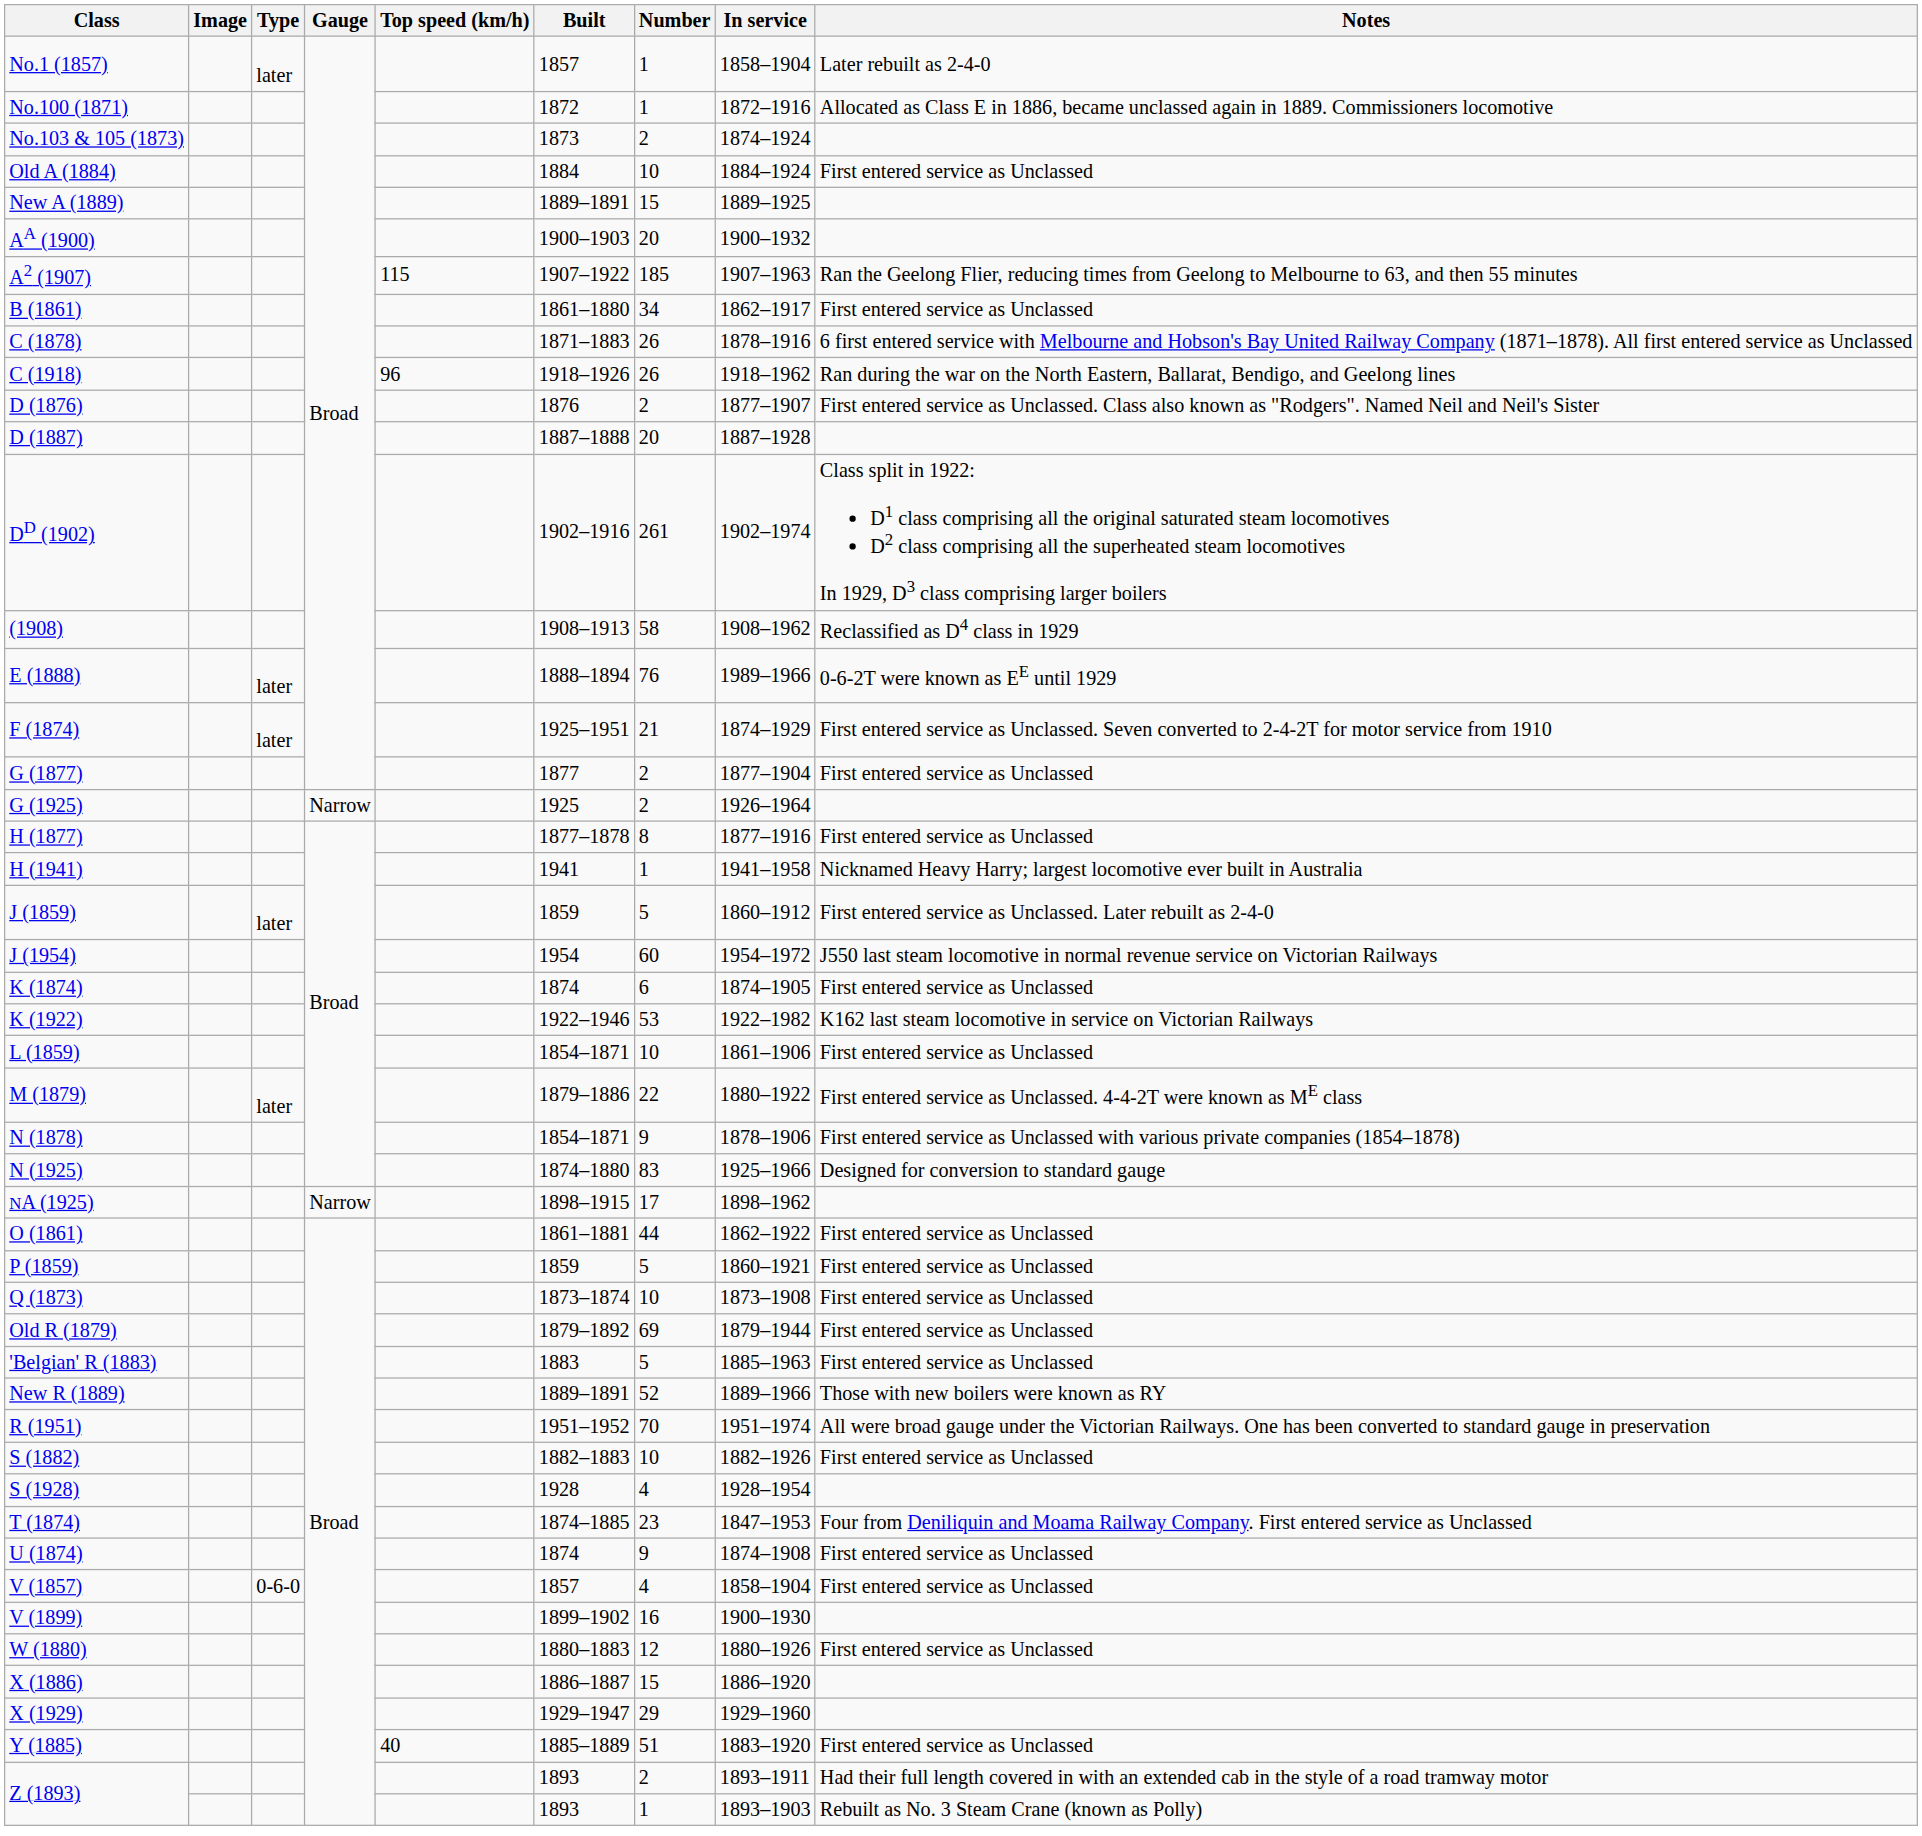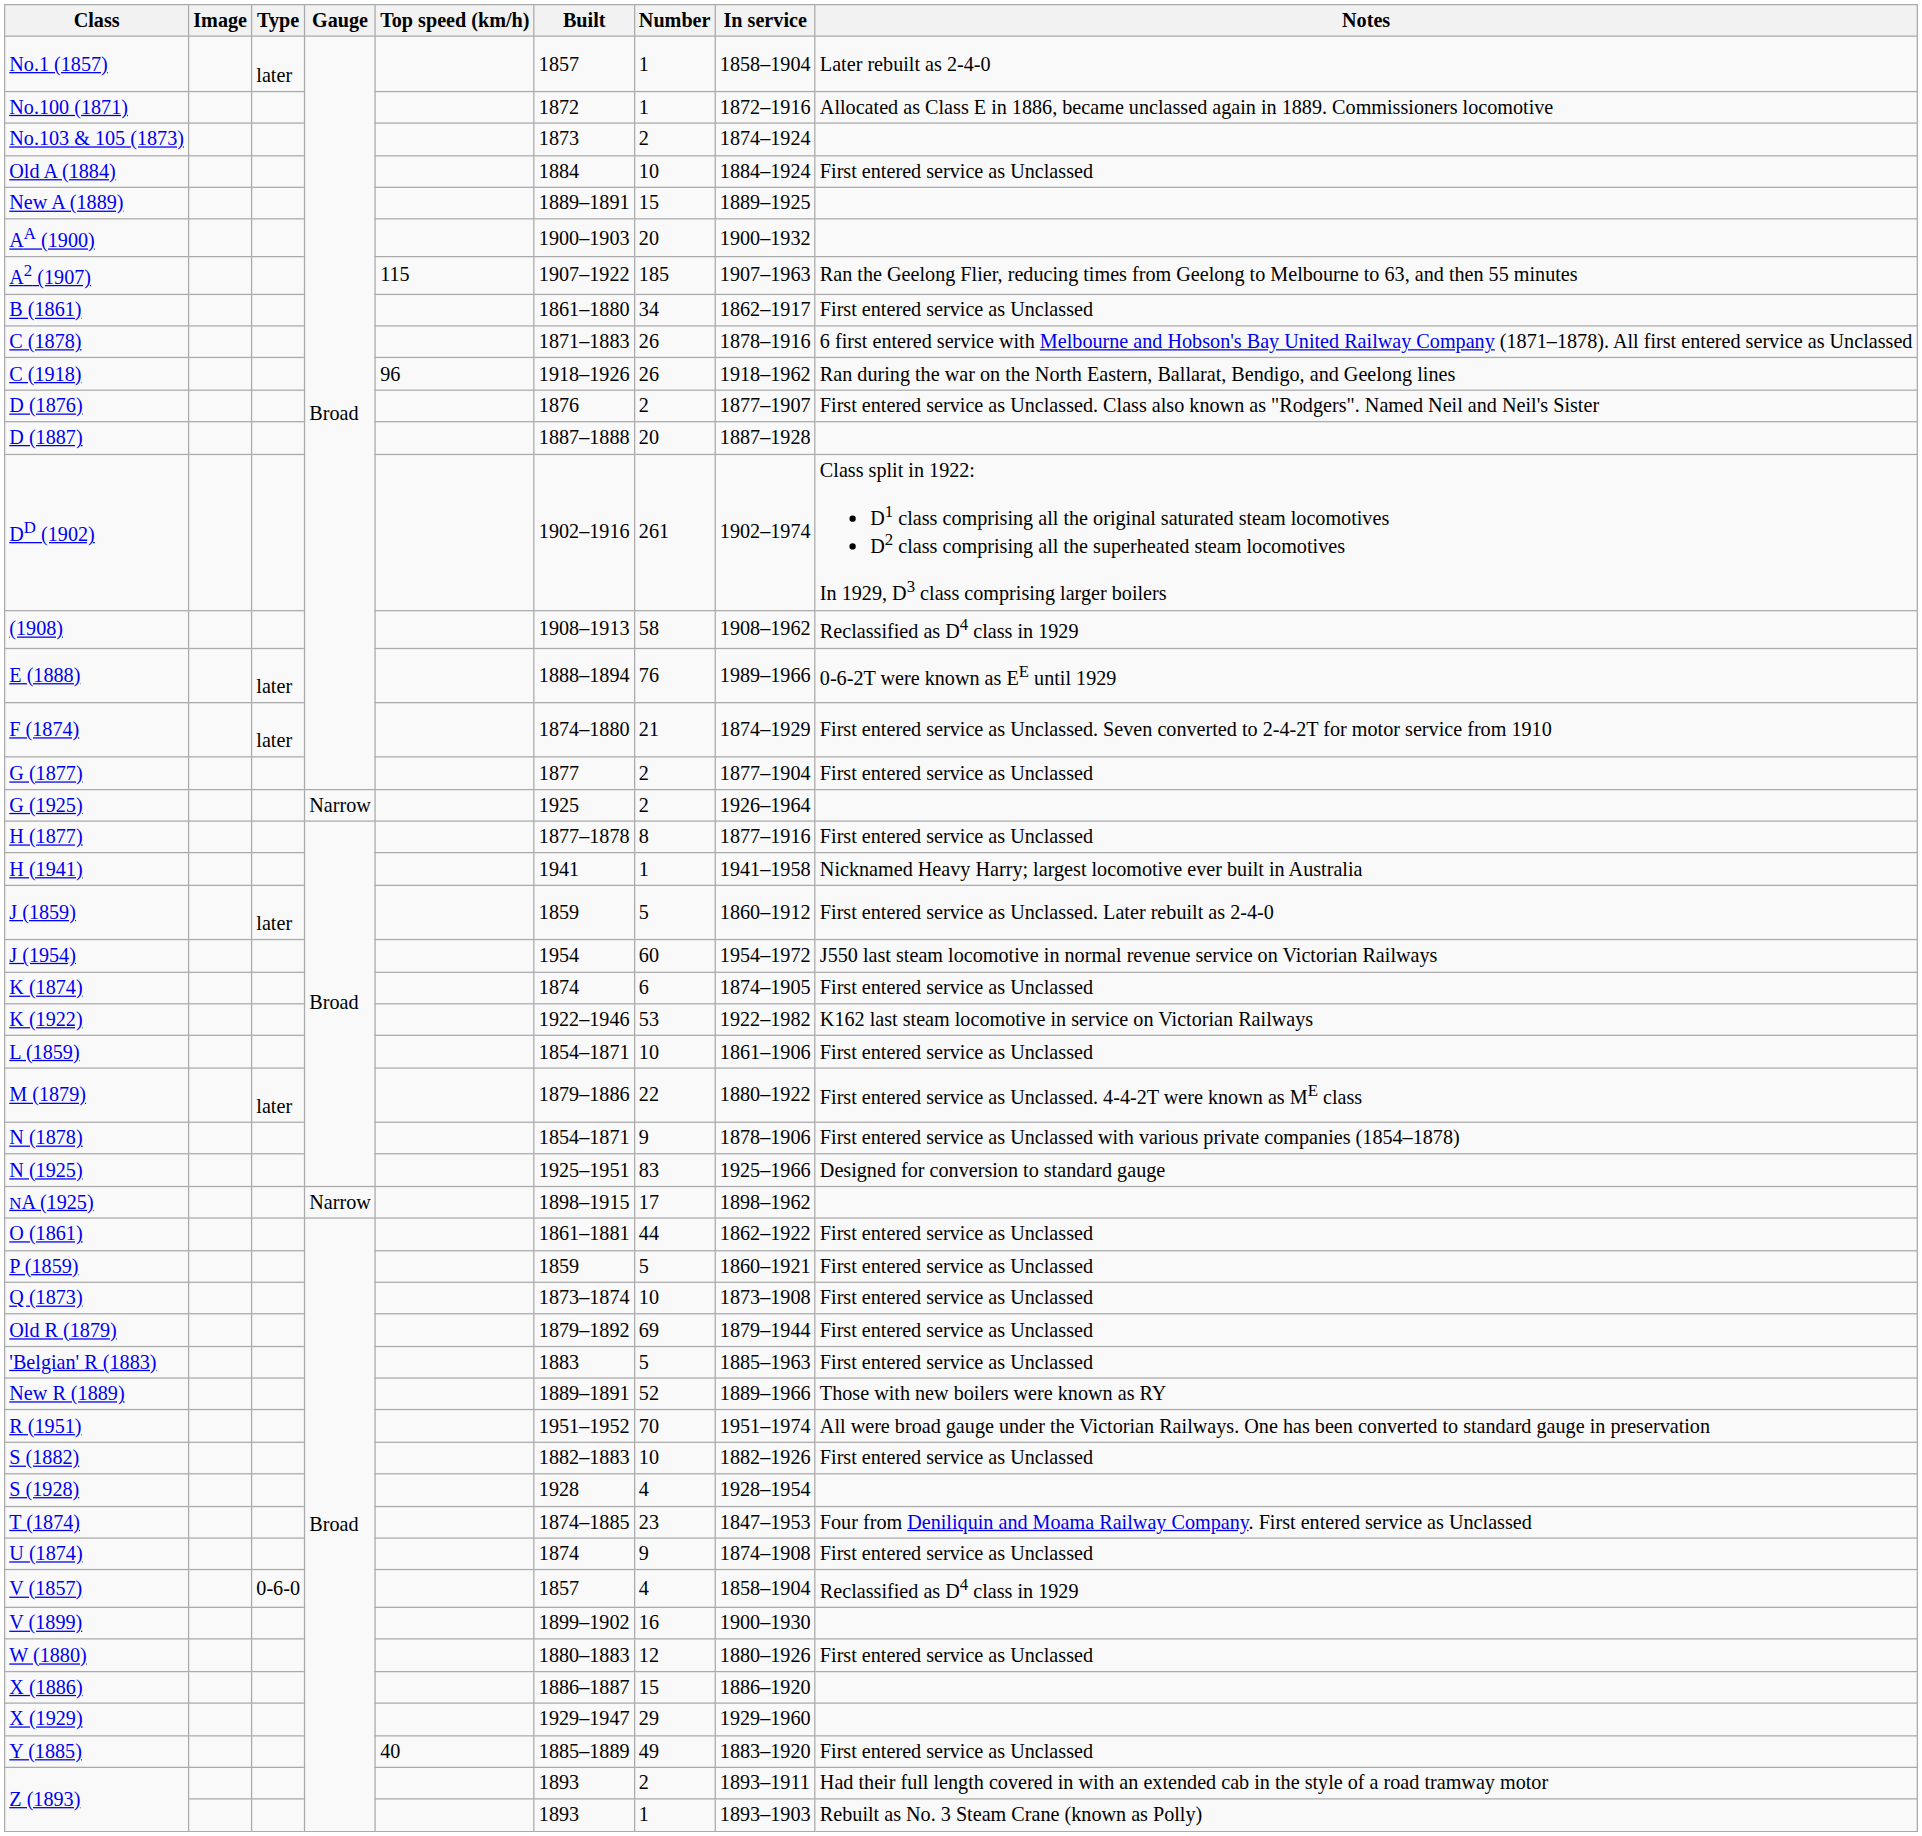(584, 729) 1925–1951 -> (584, 729) 1874–1880
(584, 1170) 1874–1880 -> (584, 1170) 1925–1951
(956, 1585) First entered service as Unclassed -> (949, 1588) Reclassified as D4 class in 1929
(649, 1745) 51 -> (649, 1751) 49
